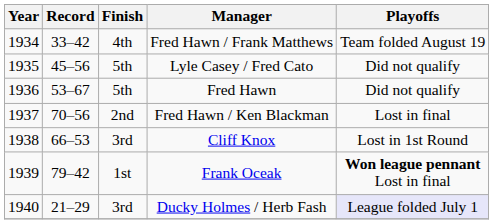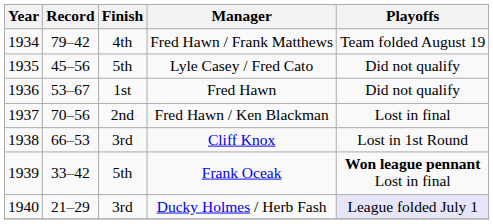(70, 41) 33–42 -> (70, 41) 79–42
(122, 90) 5th -> (122, 90) 1st
(70, 173) 79–42 -> (70, 173) 33–42
(122, 173) 1st -> (122, 173) 5th
